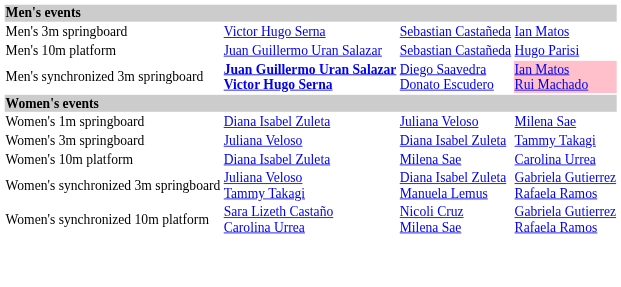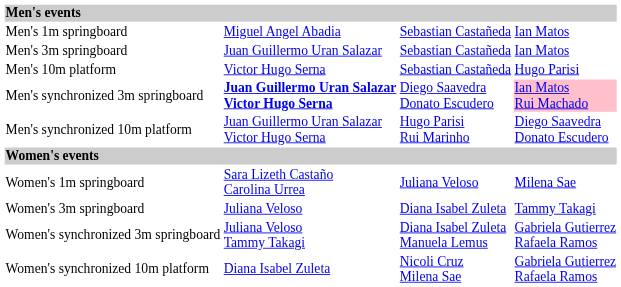+ row: (66, 31)
(275, 31) Victor Hugo Serna -> (303, 50) Juan Guillermo Uran Salazar
(303, 50) Juan Guillermo Uran Salazar -> (275, 69) Victor Hugo Serna
+ row: (99, 129)
(277, 122) Diana Isabel Zuleta -> (278, 182) Sara Lizeth Castaño Carolina Urrea
- row: (69, 159)
(278, 219) Sara Lizeth Castaño Carolina Urrea -> (277, 269) Diana Isabel Zuleta
